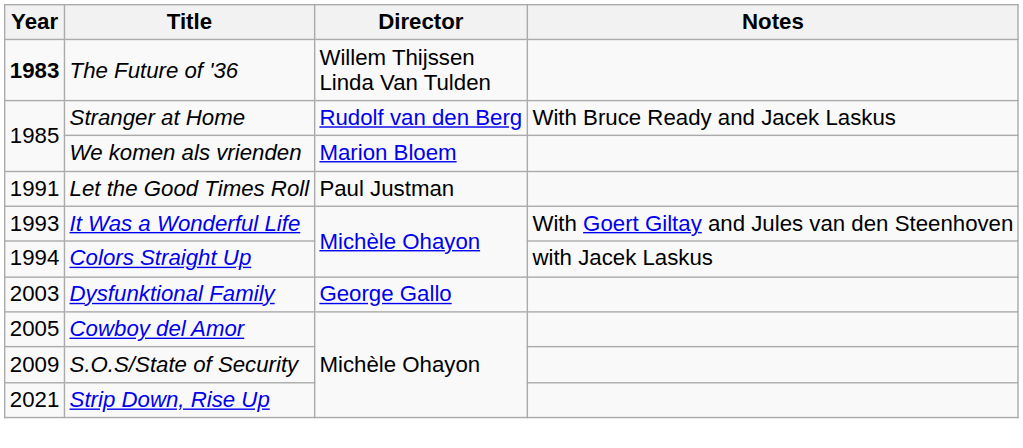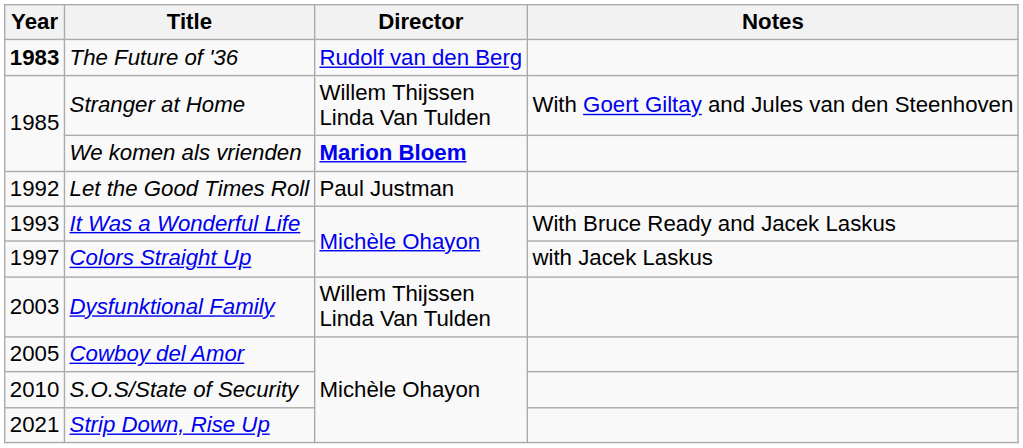(405, 69) Willem Thijssen Linda Van Tulden -> (421, 57) Rudolf van den Berg
(421, 117) Rudolf van den Berg -> (405, 105) Willem Thijssen Linda Van Tulden
(714, 117) With Bruce Ready and Jacek Laskus -> (773, 105) With Goert Giltay and Jules van den Steenhoven
(388, 152) normal -> (393, 152) bold
(35, 188) 1991 -> (35, 188) 1992
(773, 223) With Goert Giltay and Jules van den Steenhoven -> (714, 223) With Bruce Ready and Jacek Laskus
(35, 258) 1994 -> (35, 258) 1997
(386, 294) George Gallo -> (405, 306) Willem Thijssen Linda Van Tulden
(35, 364) 2009 -> (35, 389) 2010
